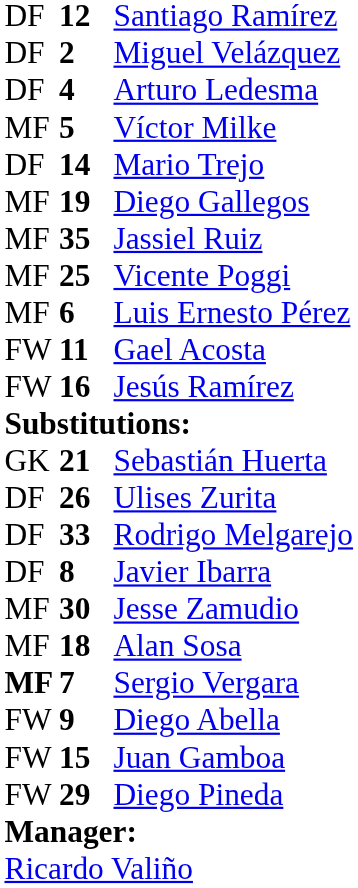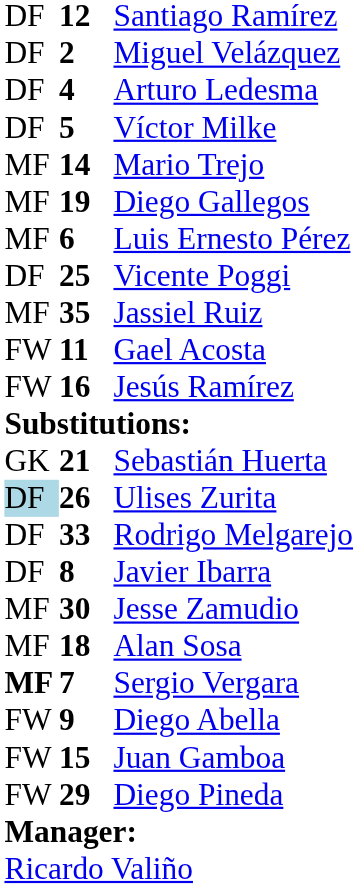(27, 127) MF -> (25, 127) DF
(25, 164) DF -> (27, 164) MF
rows swapped: (232, 312) <-> (188, 238)
(27, 275) MF -> (25, 275) DF
(25, 497) no background -> (25, 497) lightblue background
